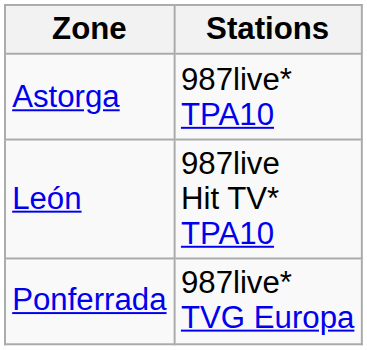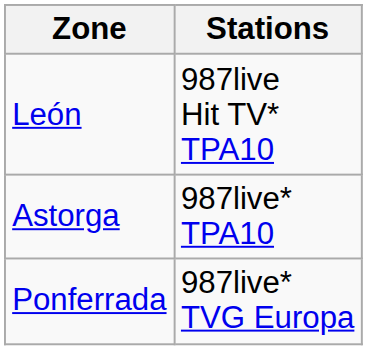rows swapped: (66, 96) <-> (47, 198)
